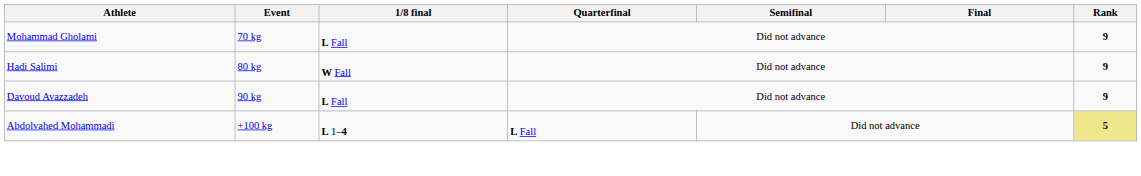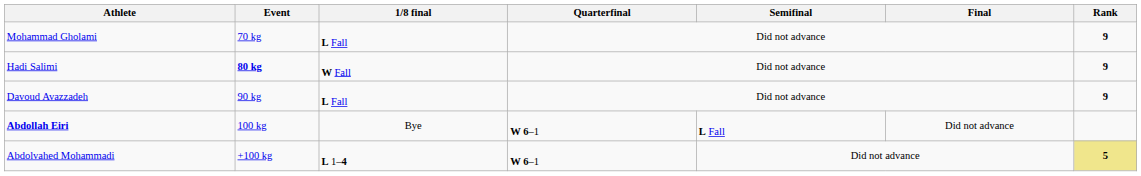(249, 66) normal -> (250, 66) bold
+ row: (38, 126)
(523, 132) L Fall -> (525, 162) W 6–1
